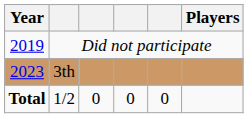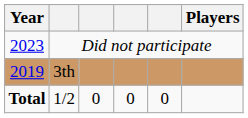(27, 44) 2019 -> (27, 44) 2023
(27, 71) 2023 -> (27, 71) 2019
